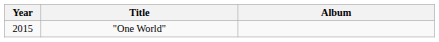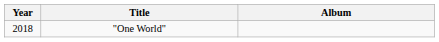(23, 28) 2015 -> (23, 28) 2018
